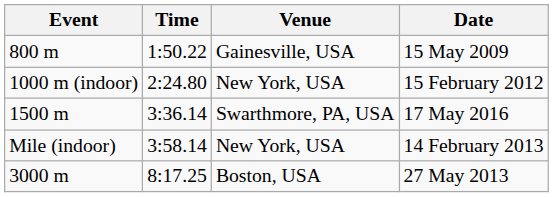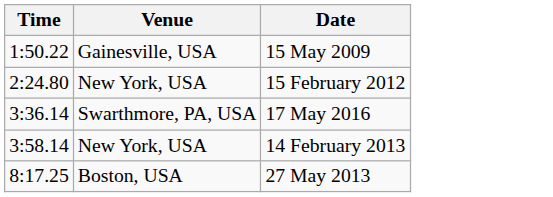- column: (74, 20)
